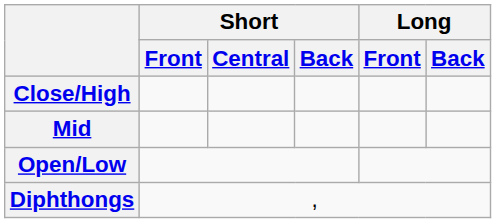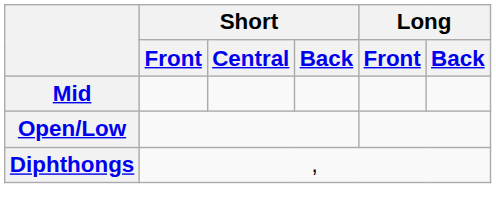- row: (72, 93)
